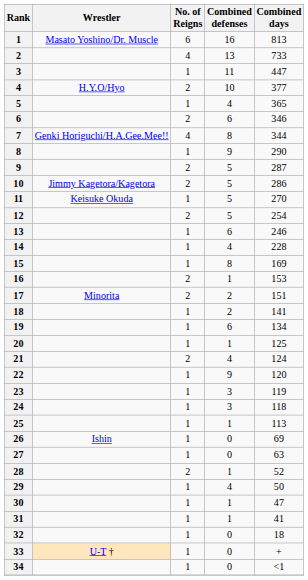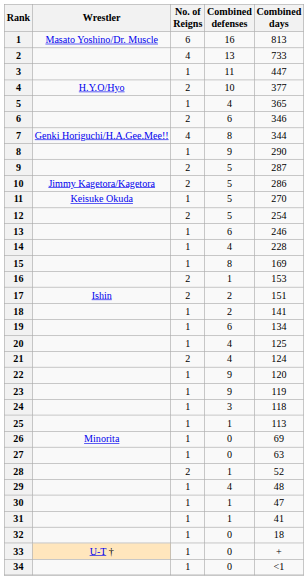(102, 295) Minorita -> (102, 295) Ishin
(229, 343) 1 -> (229, 343) 4
(229, 391) 3 -> (229, 391) 9
(102, 439) Ishin -> (102, 439) Minorita
(279, 487) 50 -> (279, 487) 48
